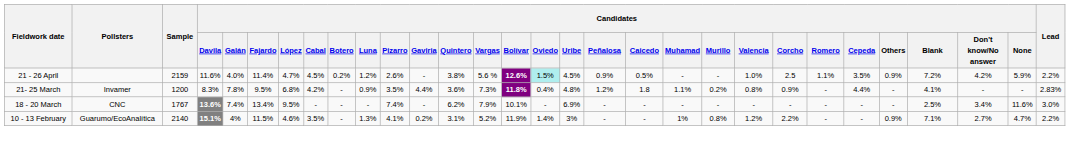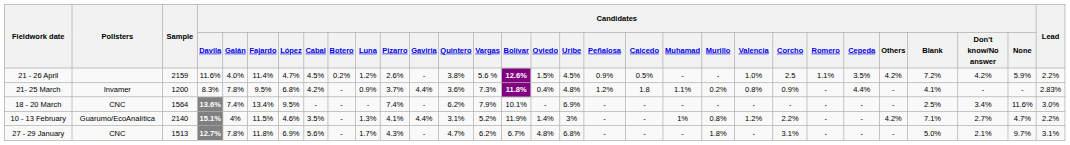(545, 76) paleturquoise background -> (545, 76) no background
(893, 76) 0.9% -> (893, 76) 4.2%
(395, 90) 3.5% -> (395, 90) 3.7%
(180, 104) 1767 -> (180, 104) 1564
(424, 119) 0.2% -> (424, 119) 4.4%
(893, 119) 0.9% -> (893, 119) 4.2%
+ row: (38, 133)
